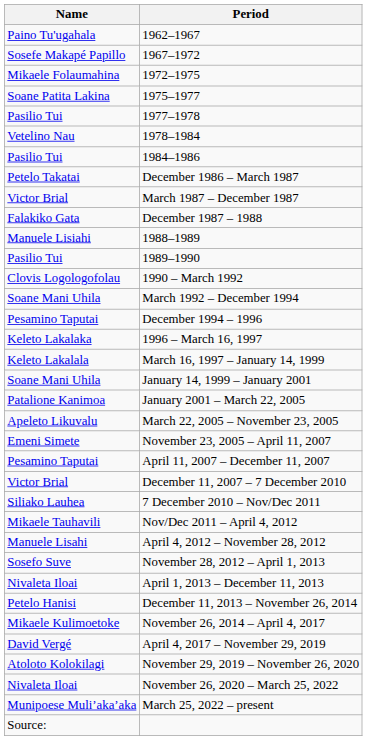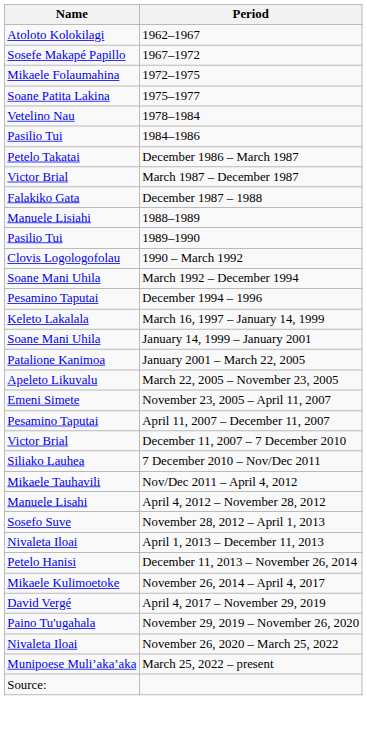(51, 34) Paino Tu'ugahala -> (56, 34) Atoloto Kolokilagi
- row: (171, 116)
- row: (202, 339)
(56, 664) Atoloto Kolokilagi -> (51, 623) Paino Tu'ugahala
